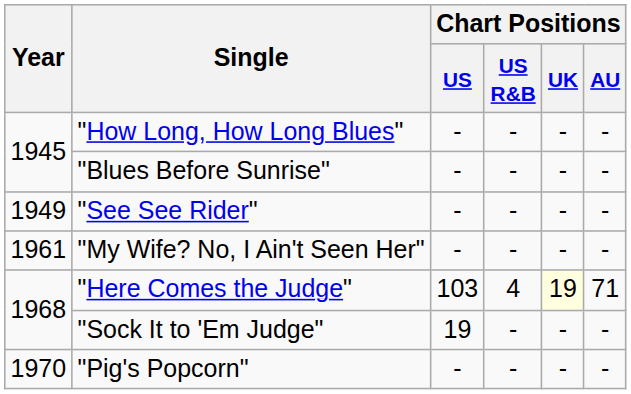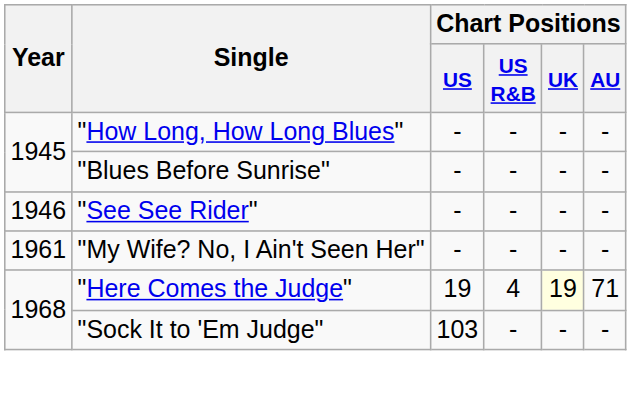(38, 210) 1949 -> (38, 210) 1946
(457, 289) 103 -> (457, 289) 19
(457, 329) 19 -> (457, 329) 103
- row: (163, 369)
